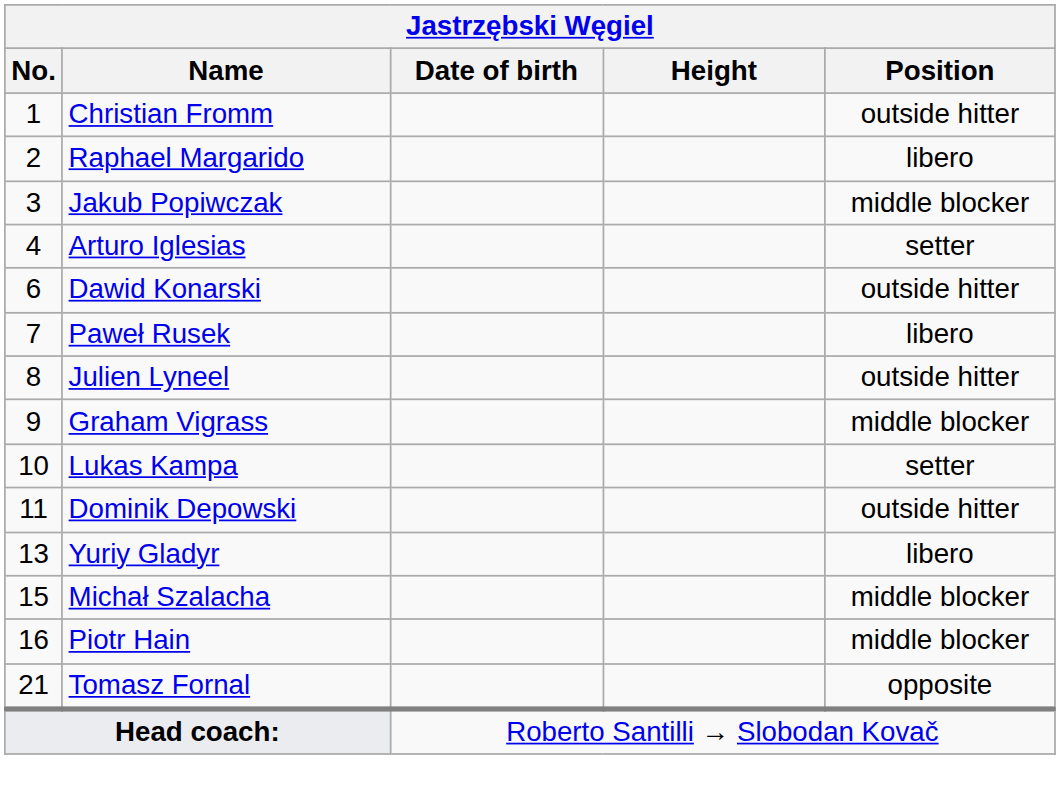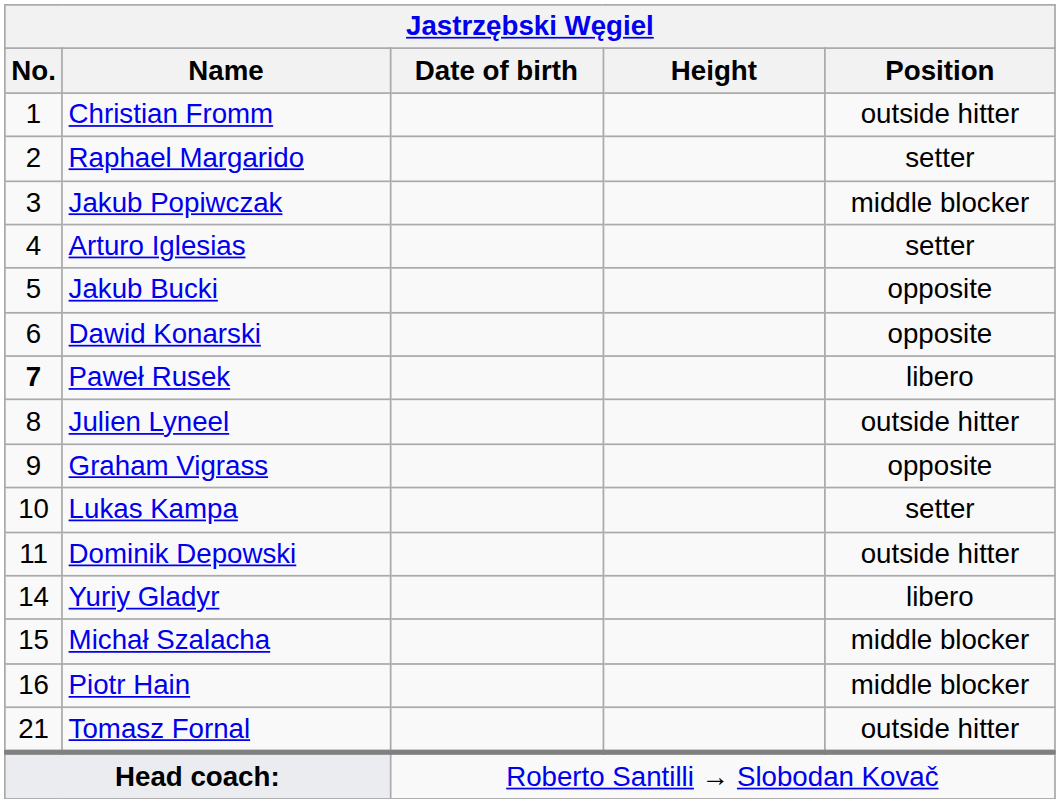(940, 158) libero -> (940, 158) setter
+ row: (143, 289)
(940, 289) outside hitter -> (940, 333) opposite
(34, 333) normal -> (34, 377) bold
(940, 421) middle blocker -> (940, 465) opposite
(34, 553) 13 -> (34, 597) 14
(940, 684) opposite -> (940, 728) outside hitter
